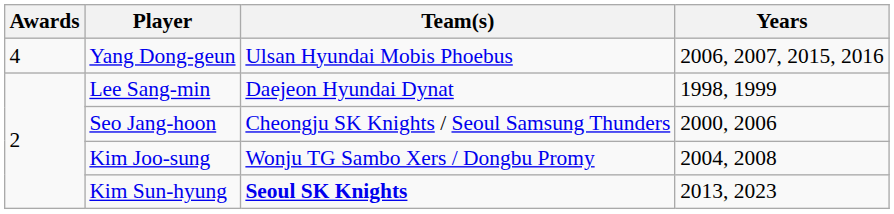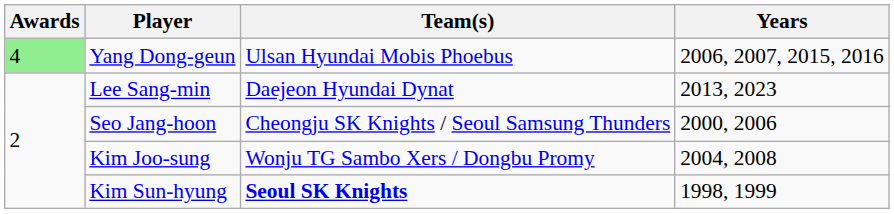(15, 55) no background -> (15, 55) lightgreen background
(728, 89) 1998, 1999 -> (728, 89) 2013, 2023
(728, 191) 2013, 2023 -> (728, 191) 1998, 1999
